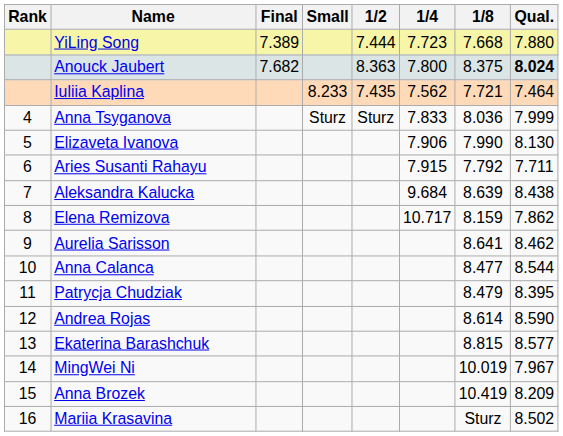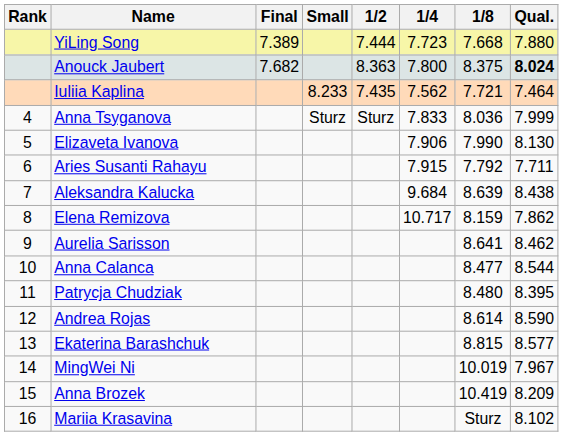(483, 293) 8.479 -> (483, 293) 8.480
(534, 419) 8.502 -> (534, 419) 8.102
